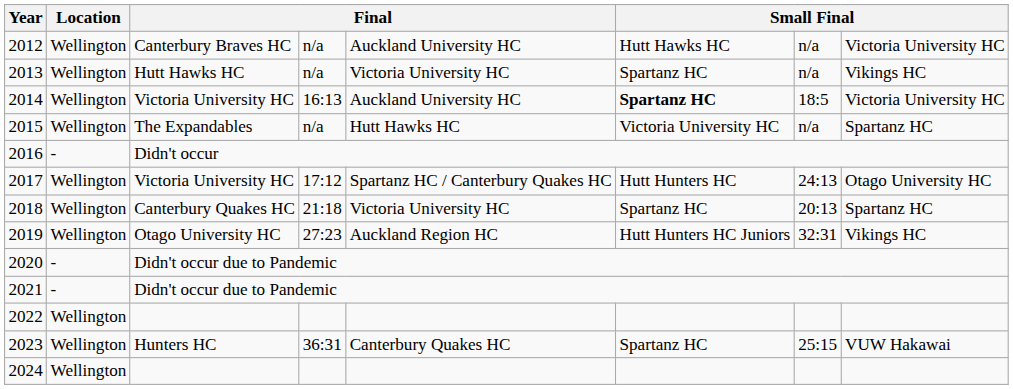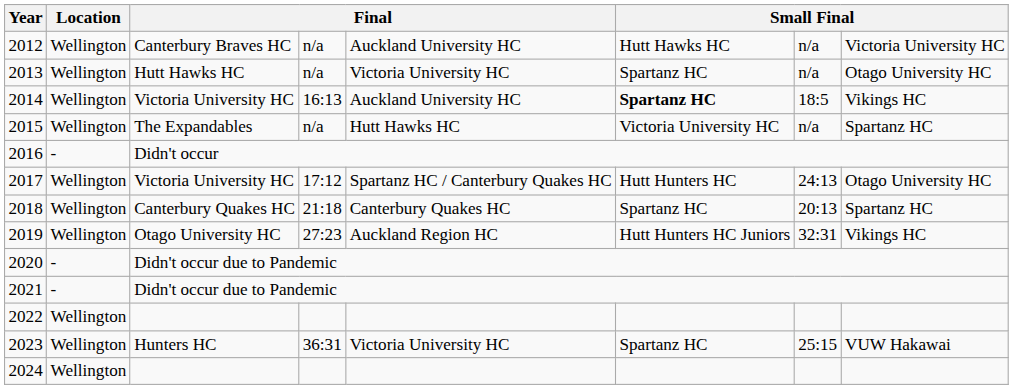(886, 72) Vikings HC -> (918, 72) Otago University HC
(925, 99) Victoria University HC -> (886, 99) Vikings HC
(429, 208) Victoria University HC -> (430, 208) Canterbury Quakes HC
(430, 343) Canterbury Quakes HC -> (429, 343) Victoria University HC
